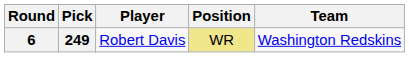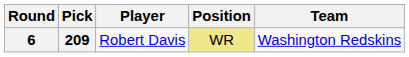(77, 39) 249 -> (77, 39) 209
